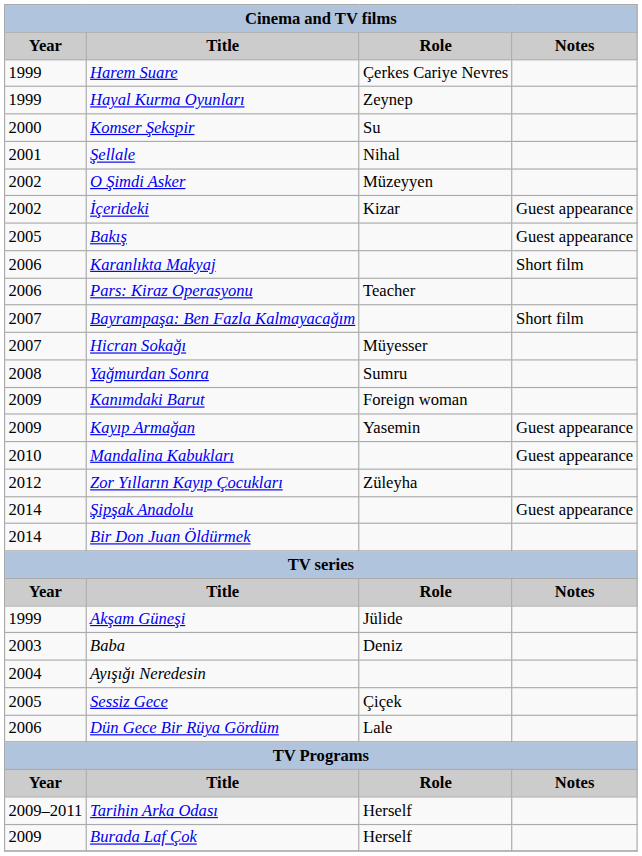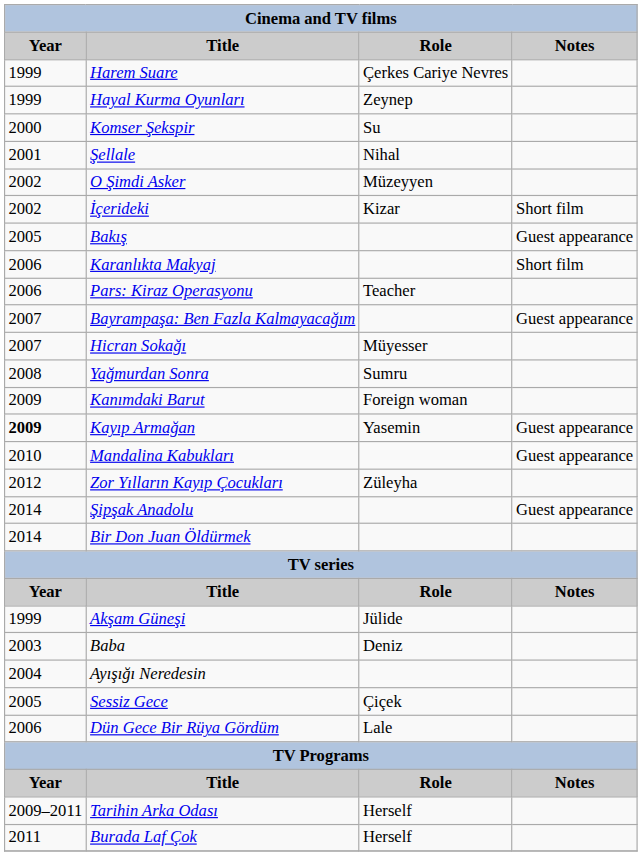(575, 209) Guest appearance -> (550, 209) Short film
(550, 318) Short film -> (575, 318) Guest appearance
(25, 428) normal -> (25, 428) bold
(25, 837) 2009 -> (25, 837) 2011
